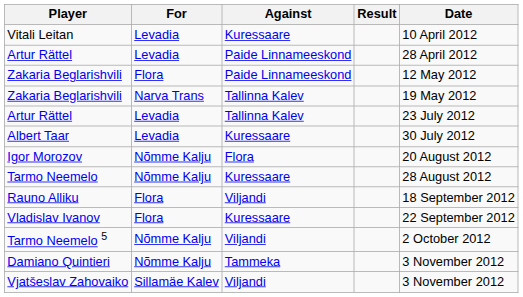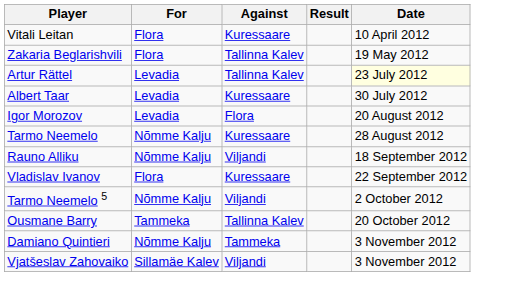(157, 34) Levadia -> (149, 34) Flora
- row: (40, 55)
- row: (65, 75)
(169, 95) Narva Trans -> (149, 55) Flora
(439, 116) no background -> (391, 75) lightyellow background
(173, 156) Nõmme Kalju -> (157, 116) Levadia
(149, 197) Flora -> (173, 156) Nõmme Kalju
+ row: (52, 221)
